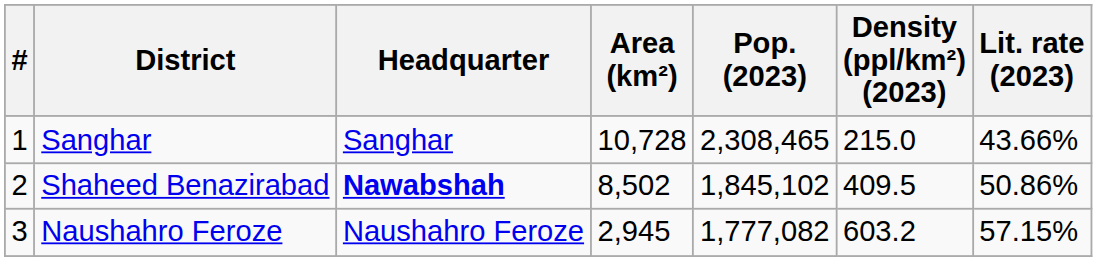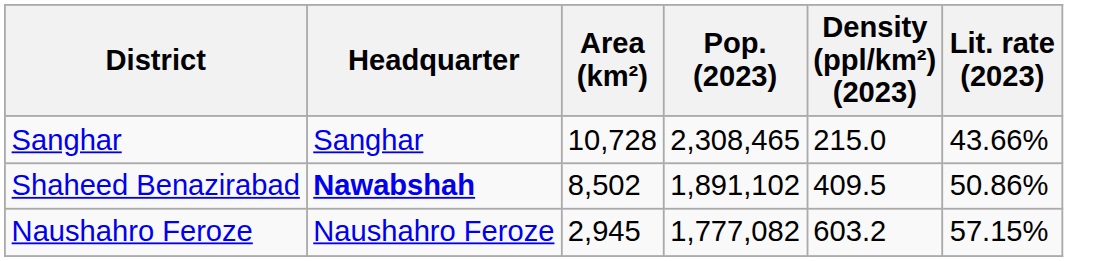- column: (20, 60)
(765, 185) 1,845,102 -> (735, 185) 1,891,102
